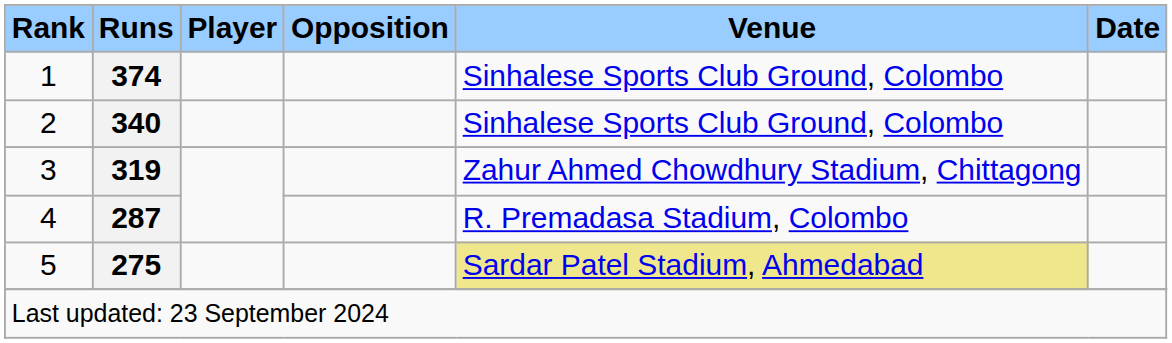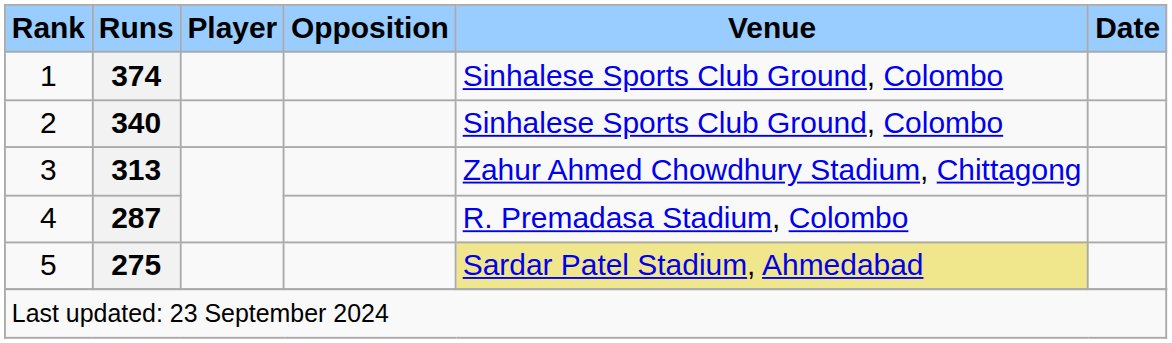(136, 170) 319 -> (136, 170) 313
